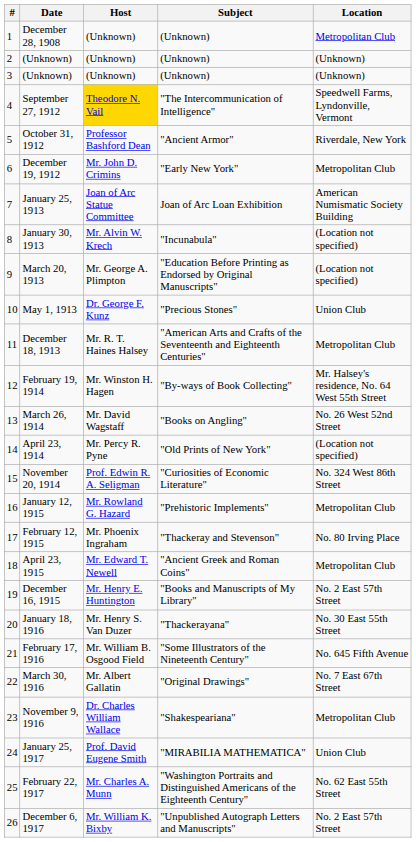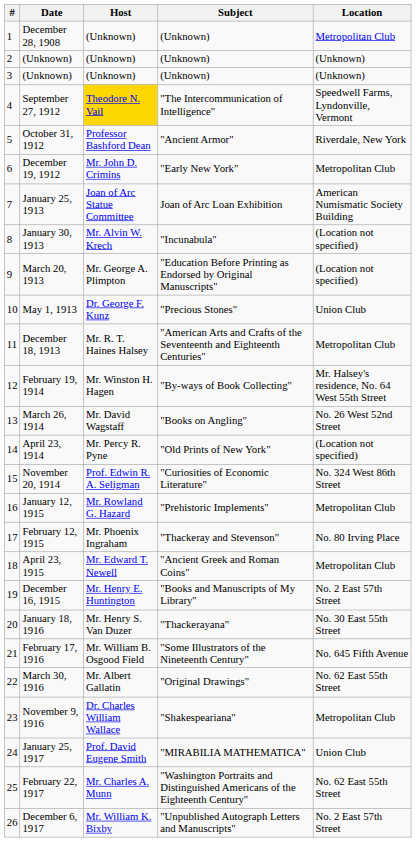(349, 682) No. 7 East 67th Street -> (352, 682) No. 62 East 55th Street
